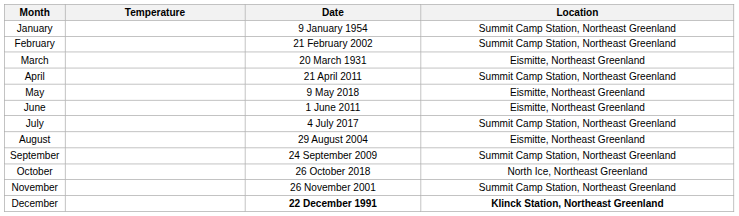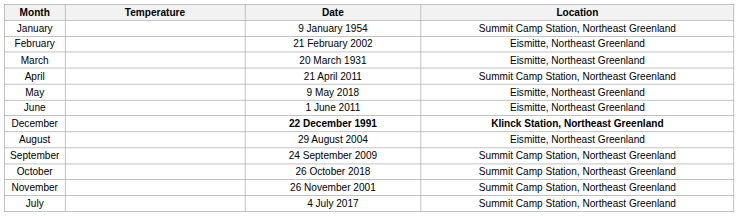(577, 45) Summit Camp Station, Northeast Greenland -> (577, 45) Eismitte, Northeast Greenland
rows swapped: (35, 124) <-> (35, 204)
(577, 172) North Ice, Northeast Greenland -> (577, 172) Summit Camp Station, Northeast Greenland
